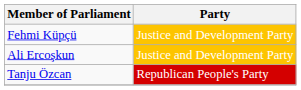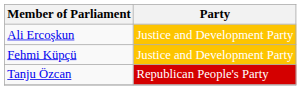rows swapped: (41, 54) <-> (42, 34)
